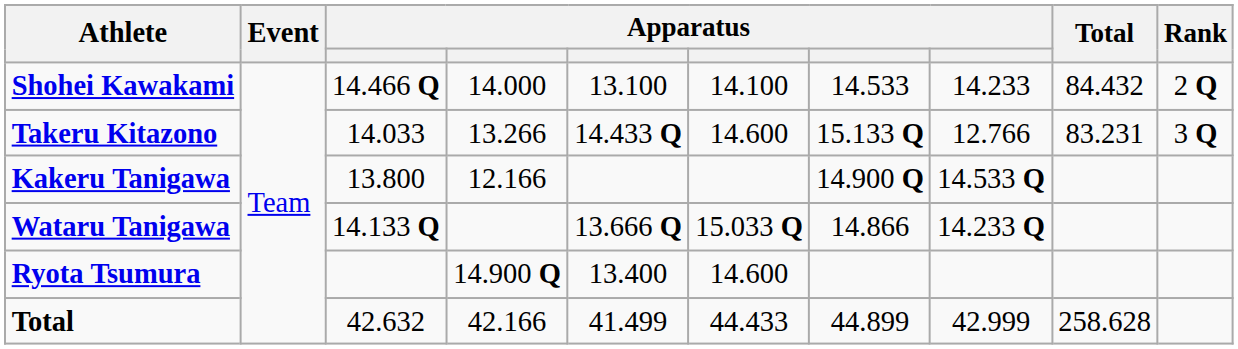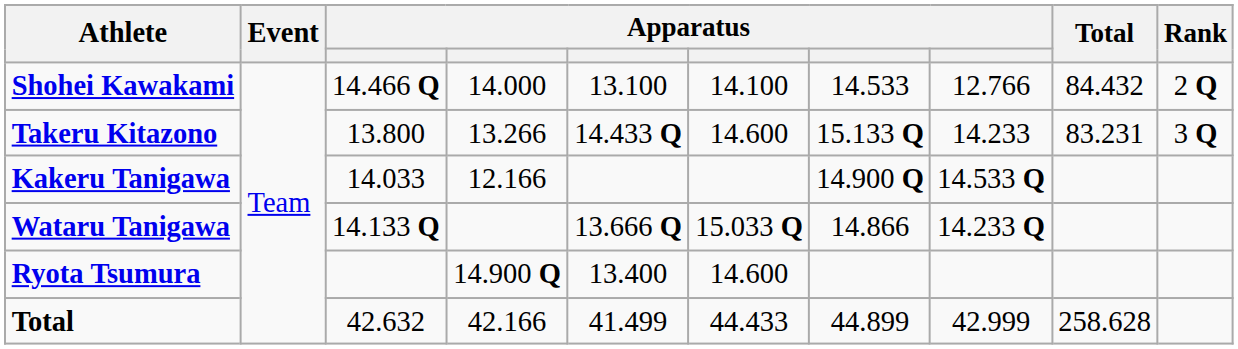(991, 85) 14.233 -> (991, 85) 12.766
(386, 132) 14.033 -> (386, 132) 13.800
(991, 132) 12.766 -> (991, 132) 14.233
(386, 179) 13.800 -> (386, 179) 14.033
